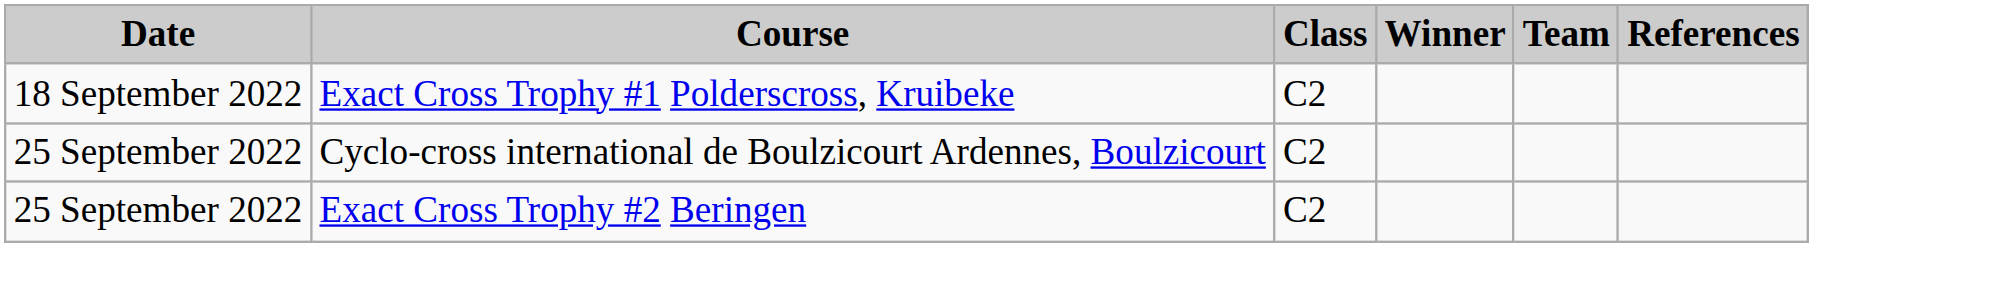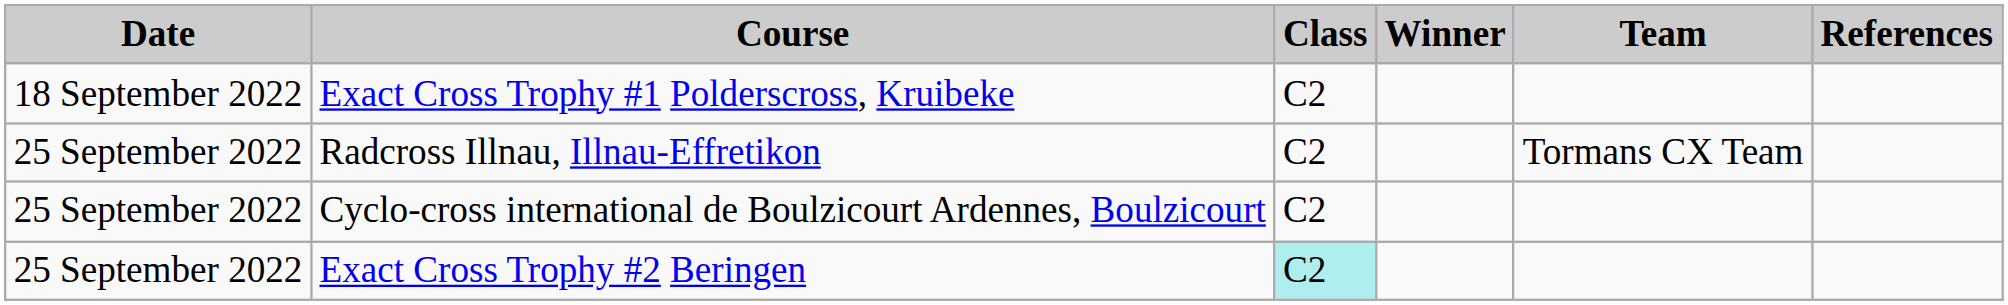+ row: (570, 151)
(1305, 210) no background -> (1305, 269) paleturquoise background
